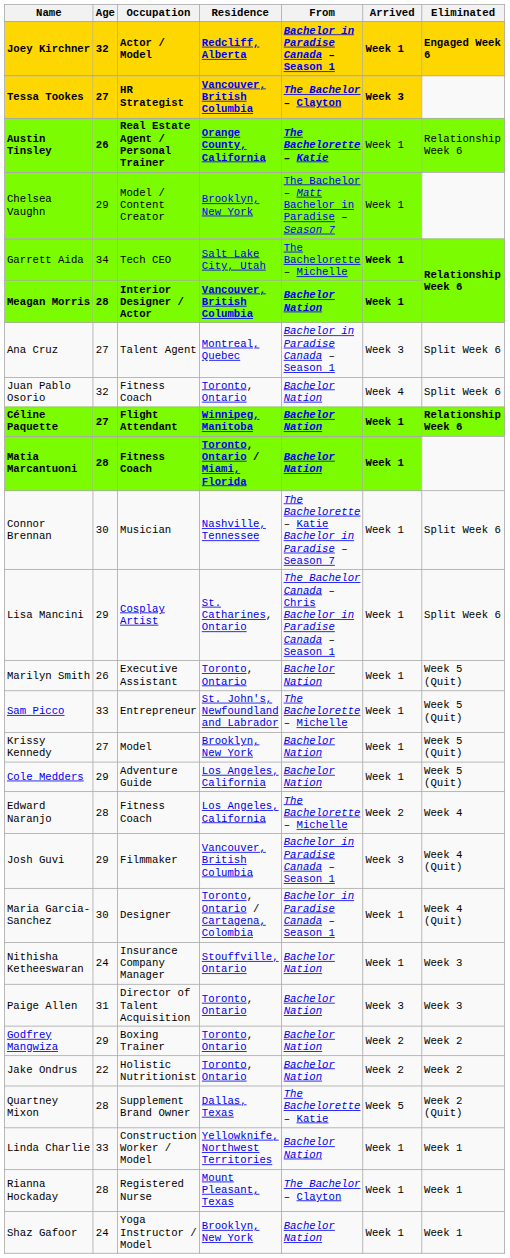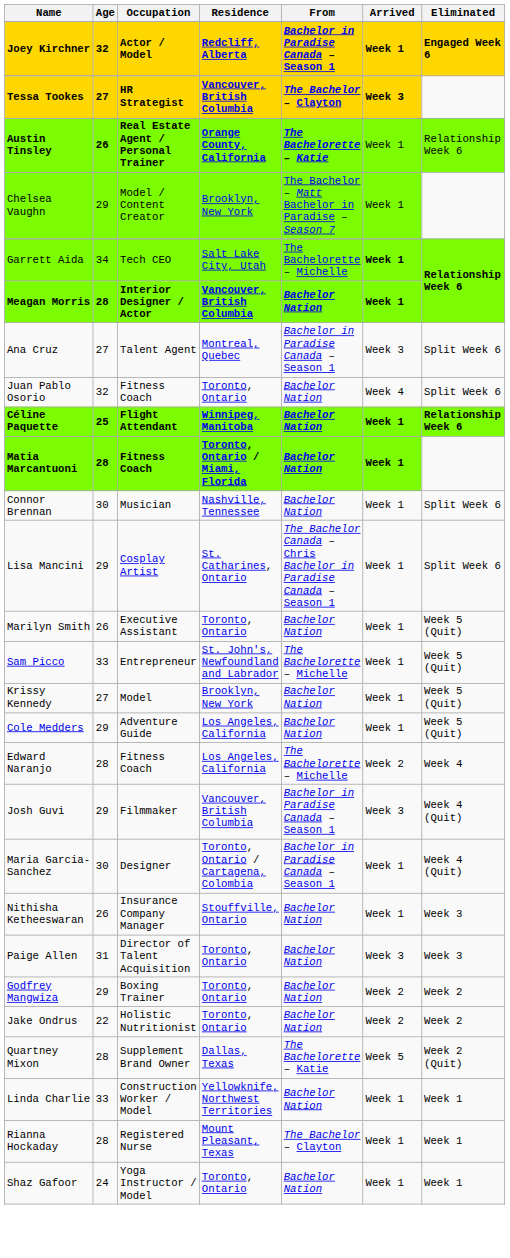(102, 422) 27 -> (102, 422) 25
(322, 530) The Bachelorette – Katie Bachelor in Paradise – Season 7 -> (309, 506) Bachelor Nation
(102, 963) 24 -> (102, 914) 26
(231, 1232) Brooklyn, New York -> (227, 1183) Toronto, Ontario
